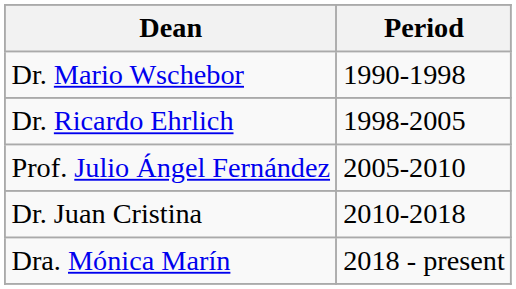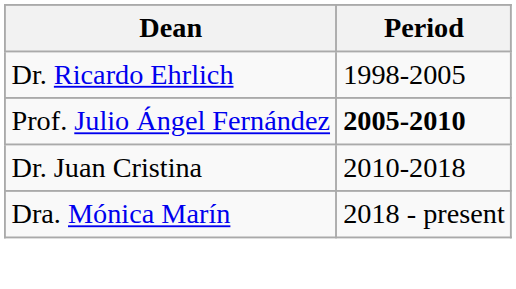- row: (128, 74)
(404, 167) normal -> (404, 121) bold
